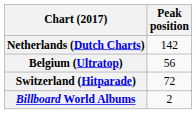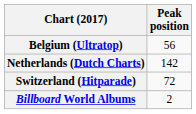rows swapped: (76, 63) <-> (76, 44)
